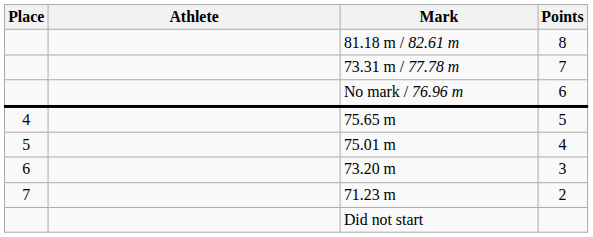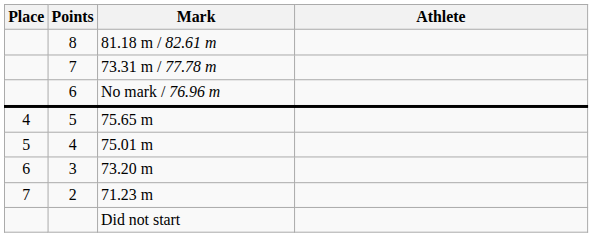columns swapped: (194, 17) <-> (562, 17)
